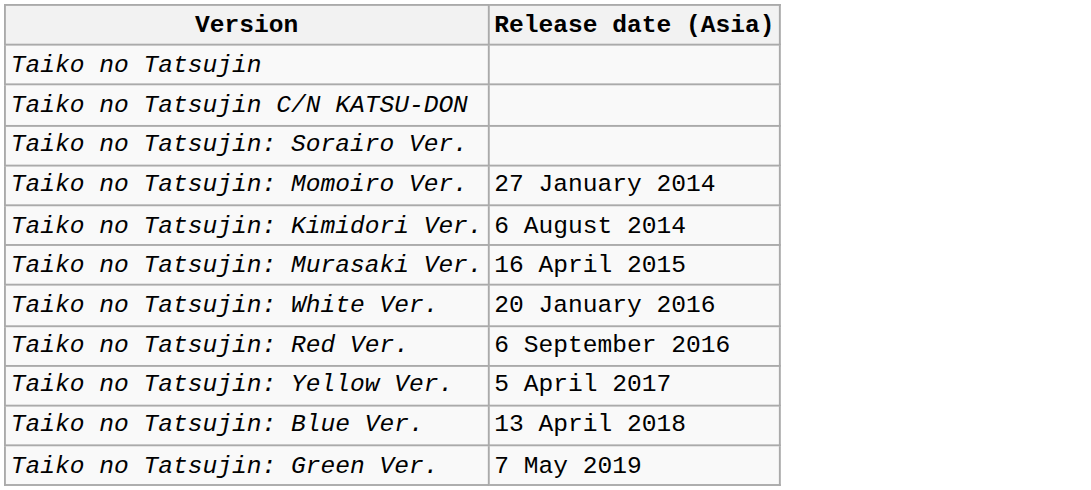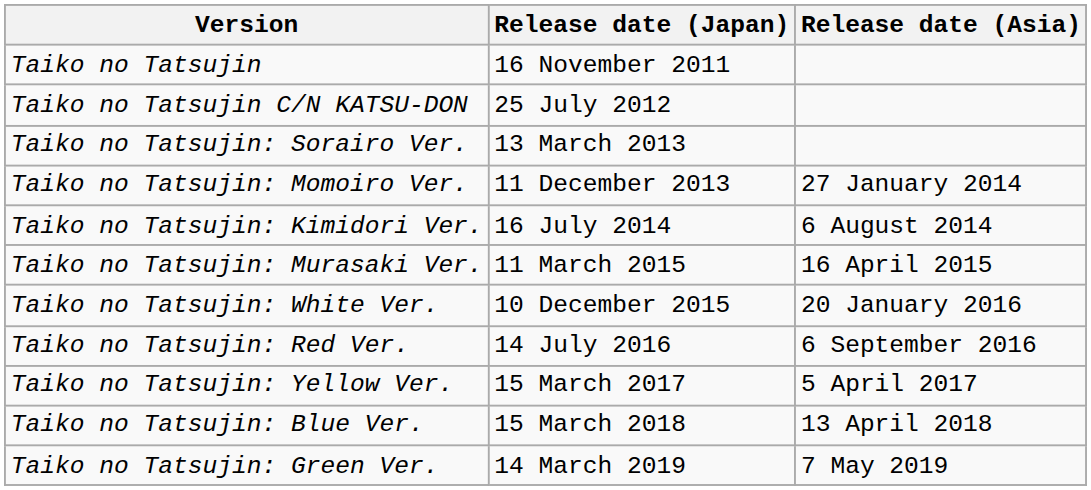+ column: (642, 25)
